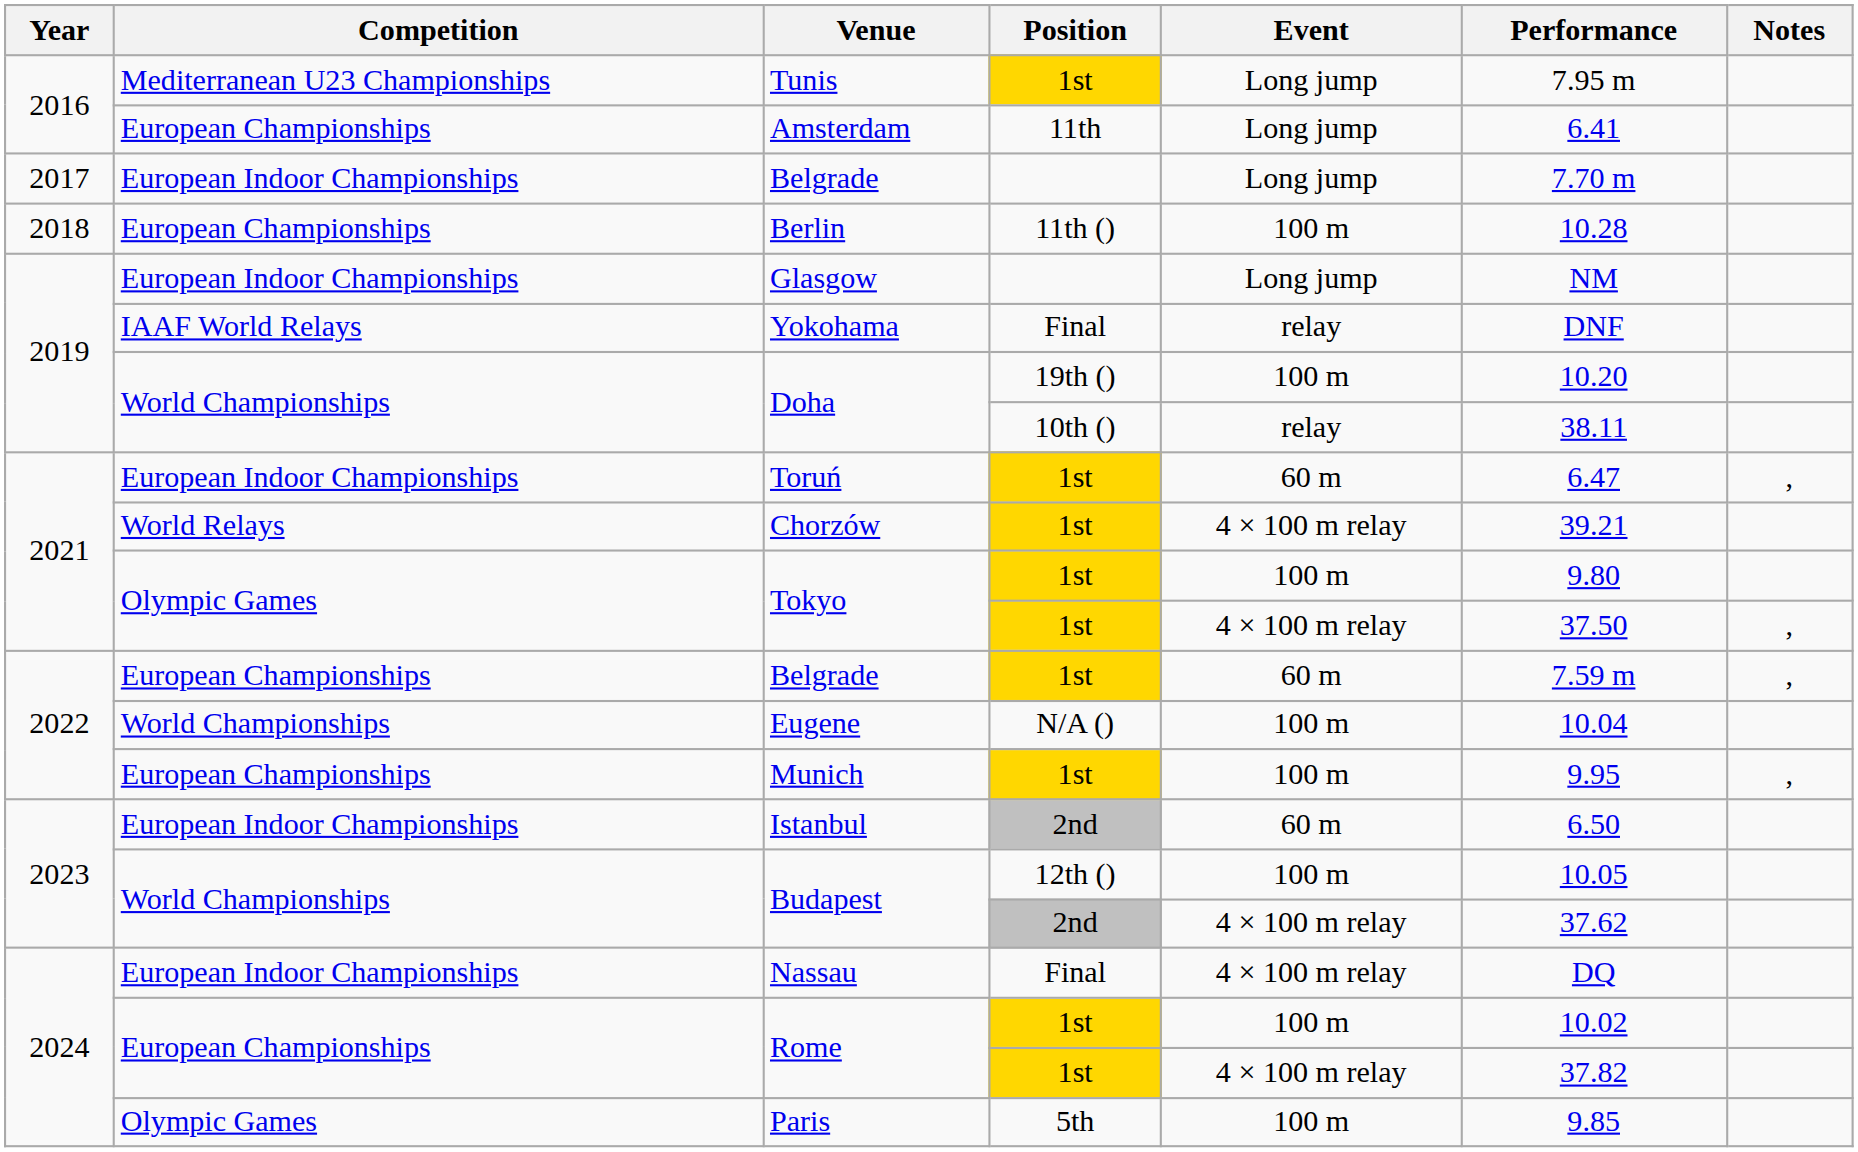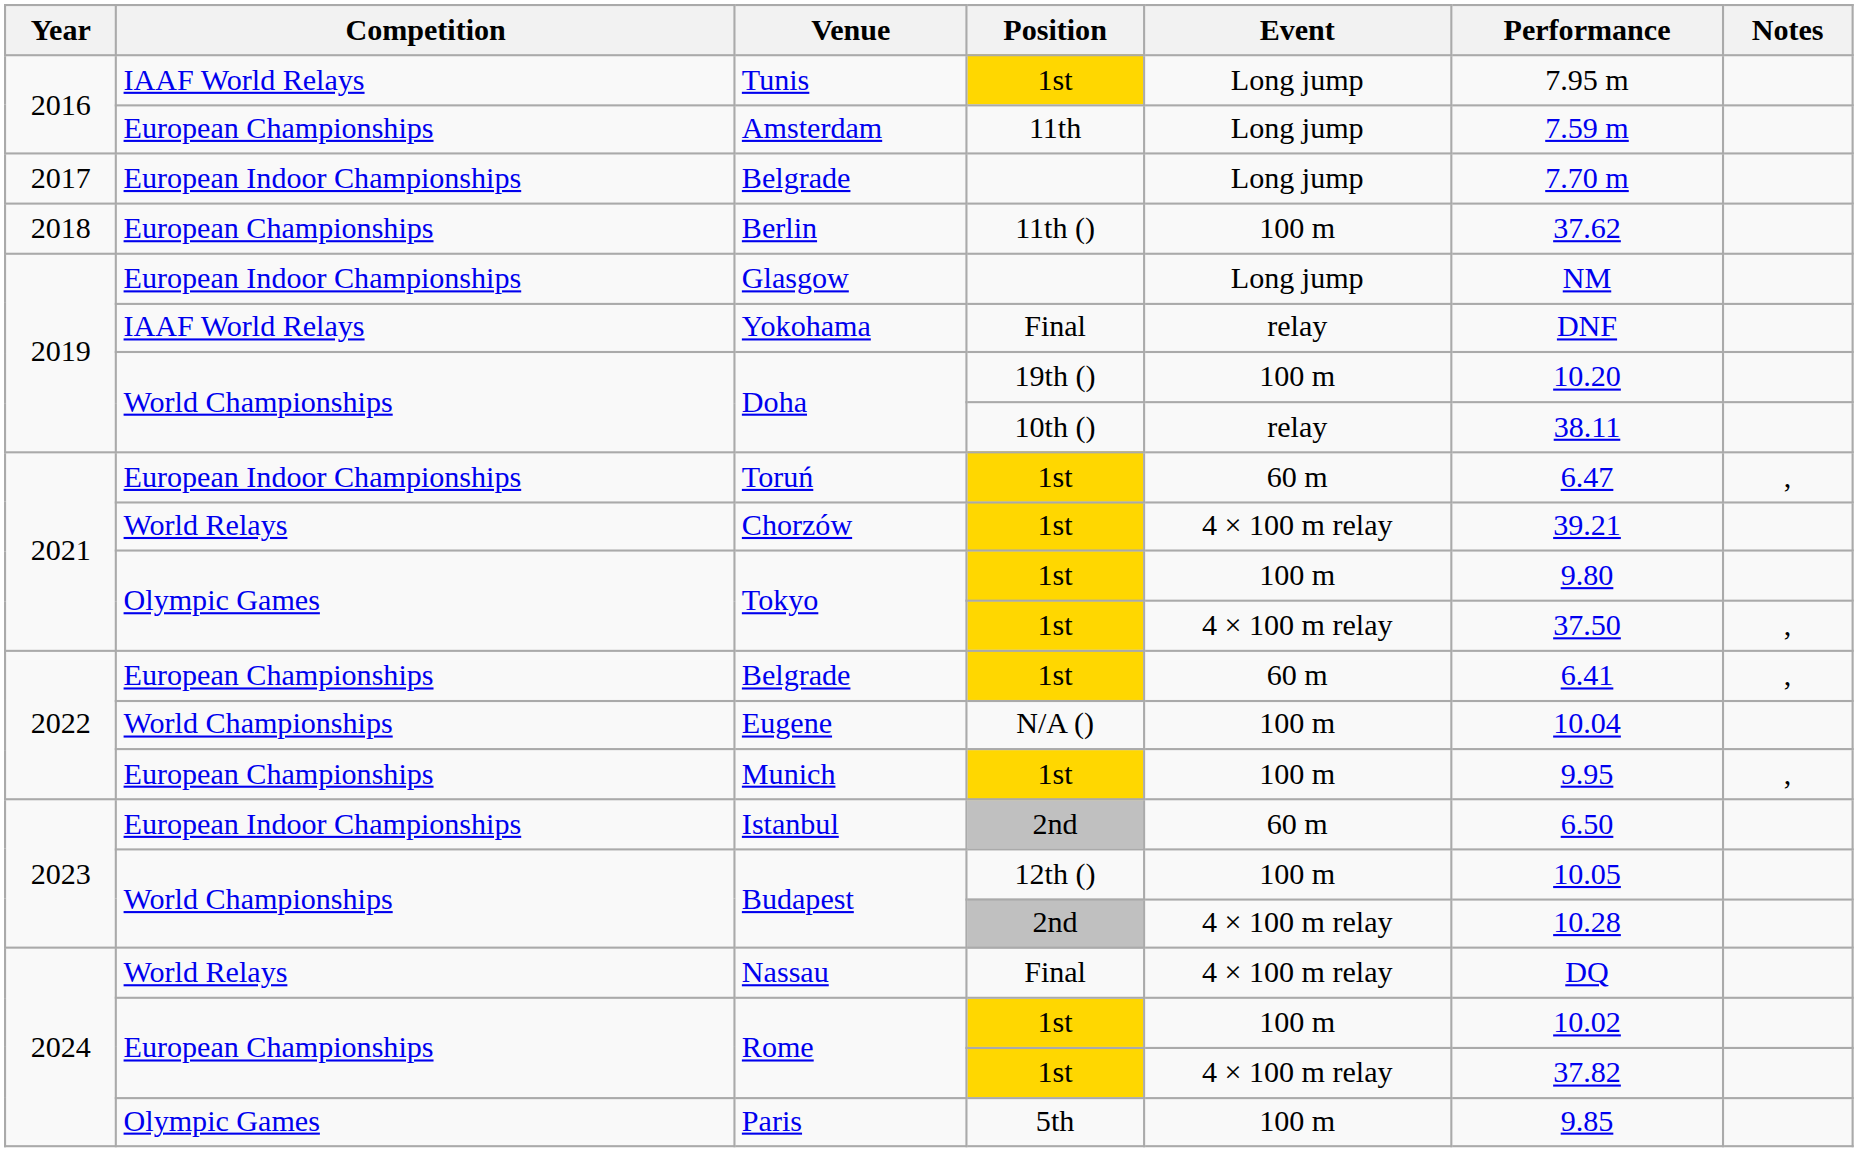(335, 79) Mediterranean U23 Championships -> (244, 79) IAAF World Relays
(1594, 128) 6.41 -> (1587, 128) 7.59 m
(1594, 228) 10.28 -> (1587, 228) 37.62
(1594, 674) 7.59 m -> (1587, 674) 6.41
(1594, 923) 37.62 -> (1587, 923) 10.28
(320, 972) European Indoor Championships -> (205, 972) World Relays
